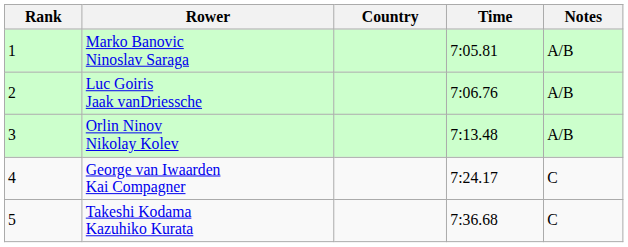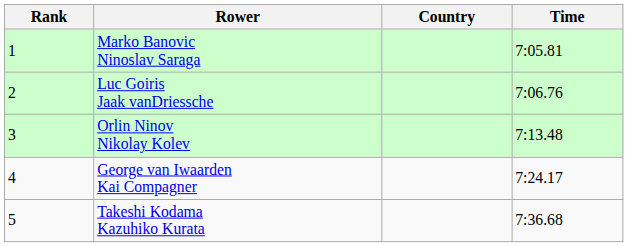- column: (583, 16)
